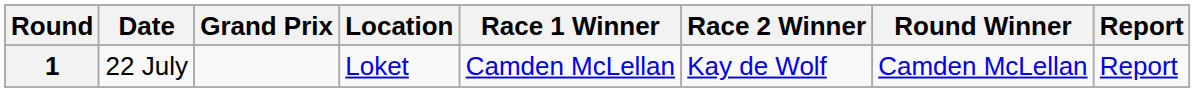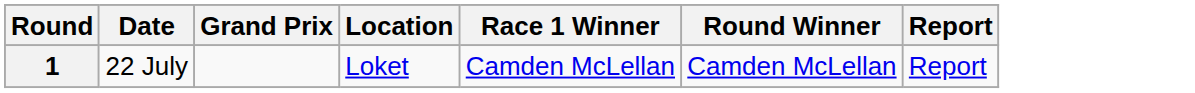- column: (777, 25)
